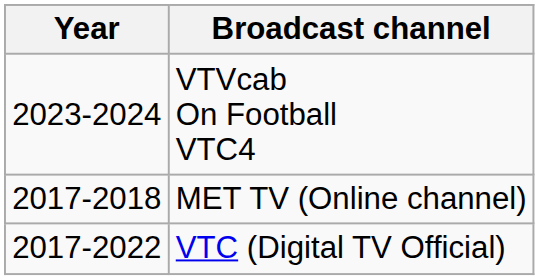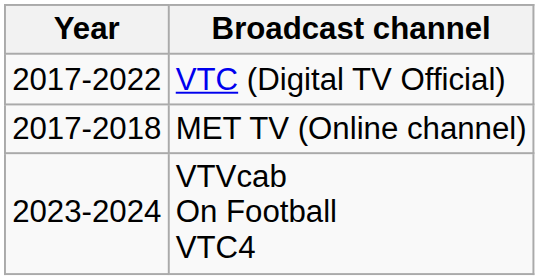rows swapped: (341, 247) <-> (256, 113)
